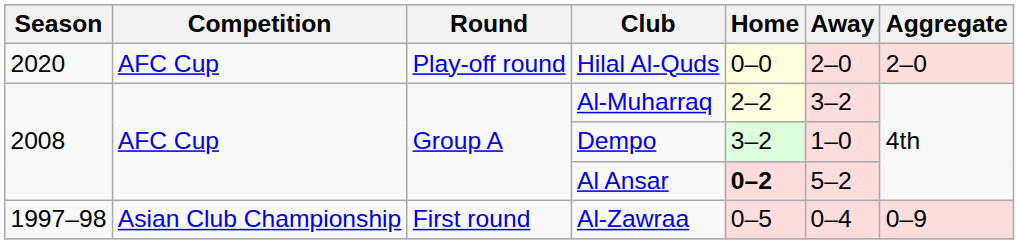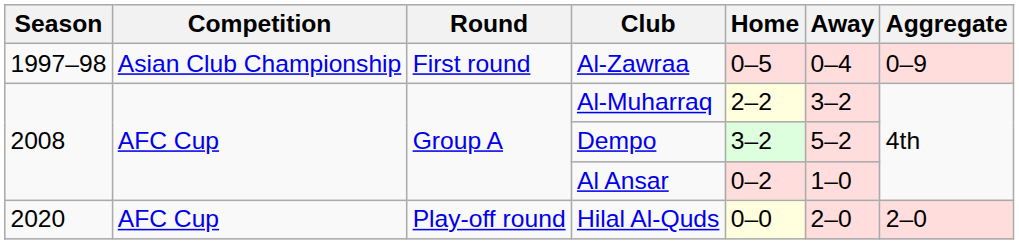rows swapped: (633, 219) <-> (648, 63)
(831, 141) 1–0 -> (831, 141) 5–2
(751, 180) bold -> (751, 180) normal
(831, 180) 5–2 -> (831, 180) 1–0
